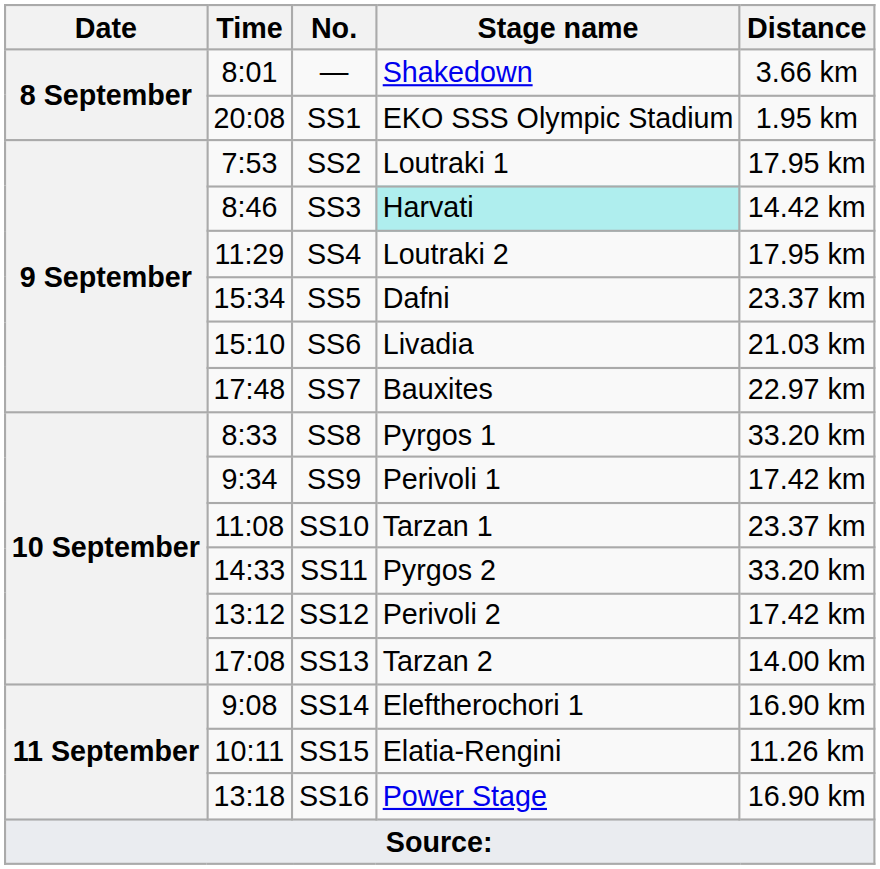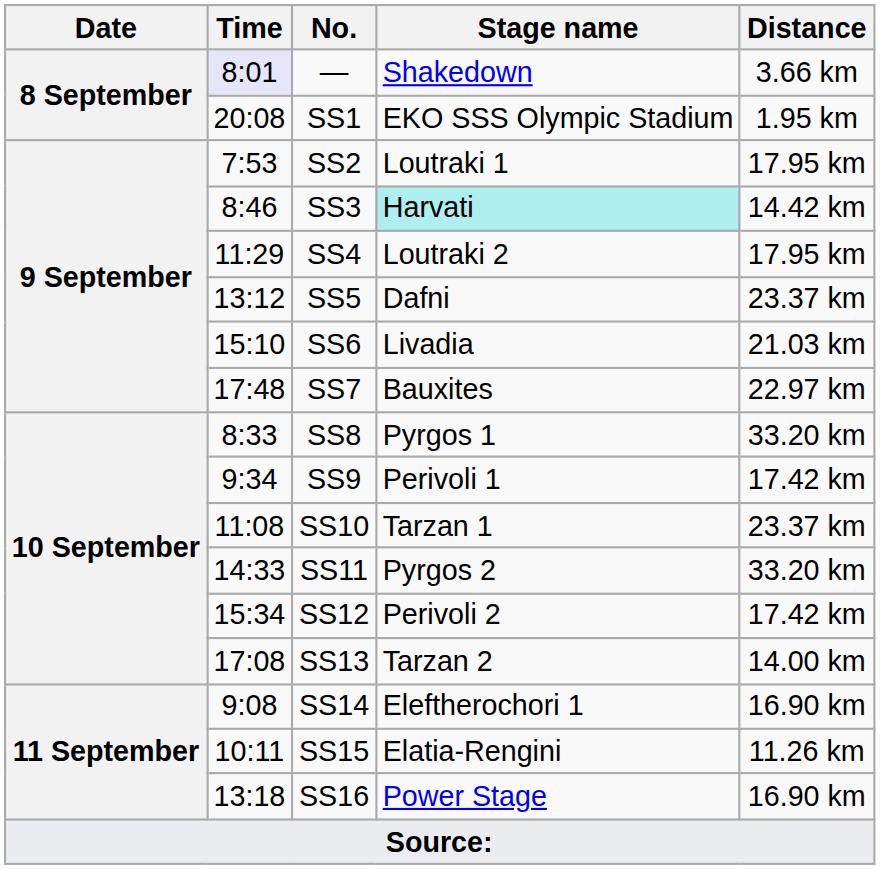(249, 72) no background -> (249, 72) lavender background
(249, 299) 15:34 -> (249, 299) 13:12
(249, 615) 13:12 -> (249, 615) 15:34
